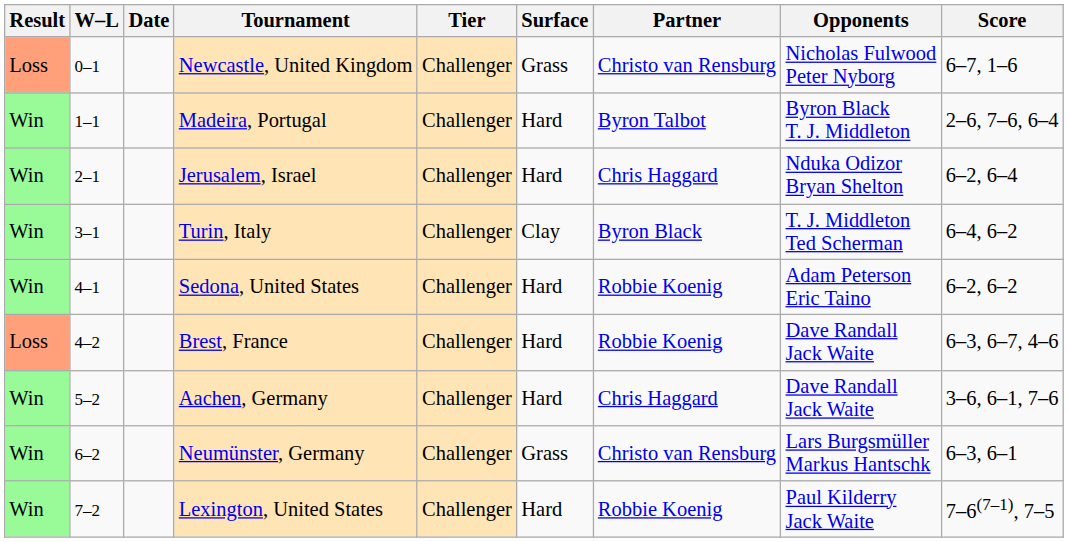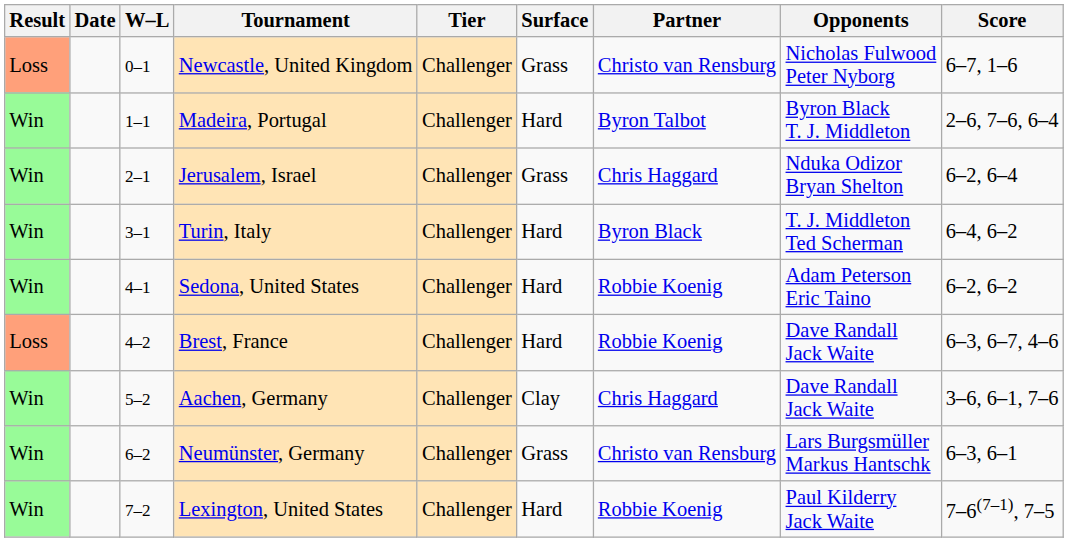columns swapped: (97, 20) <-> (149, 20)
(542, 175) Hard -> (545, 175) Grass
(541, 231) Clay -> (542, 231) Hard
(542, 397) Hard -> (541, 397) Clay
